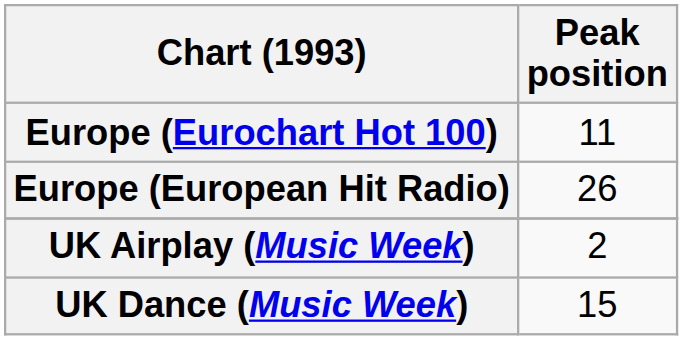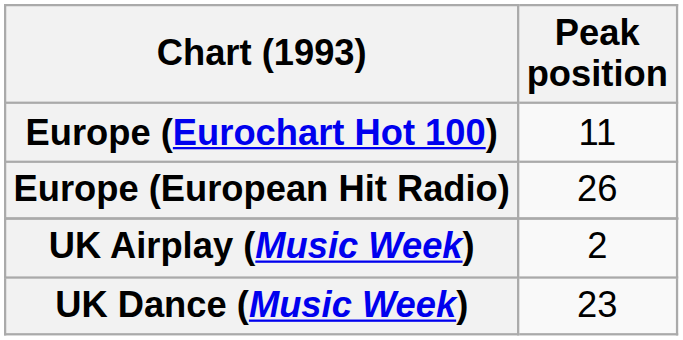(597, 304) 15 -> (597, 304) 23
